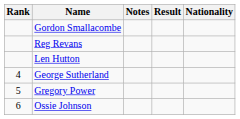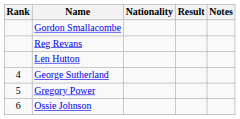columns swapped: (209, 12) <-> (138, 12)
